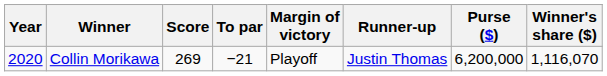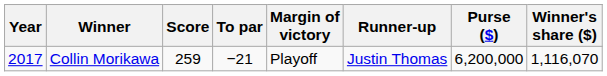(25, 59) 2020 -> (25, 59) 2017
(188, 59) 269 -> (188, 59) 259
